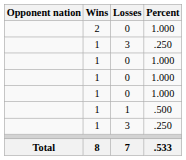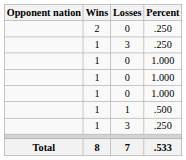(163, 28) 1.000 -> (163, 28) .250
